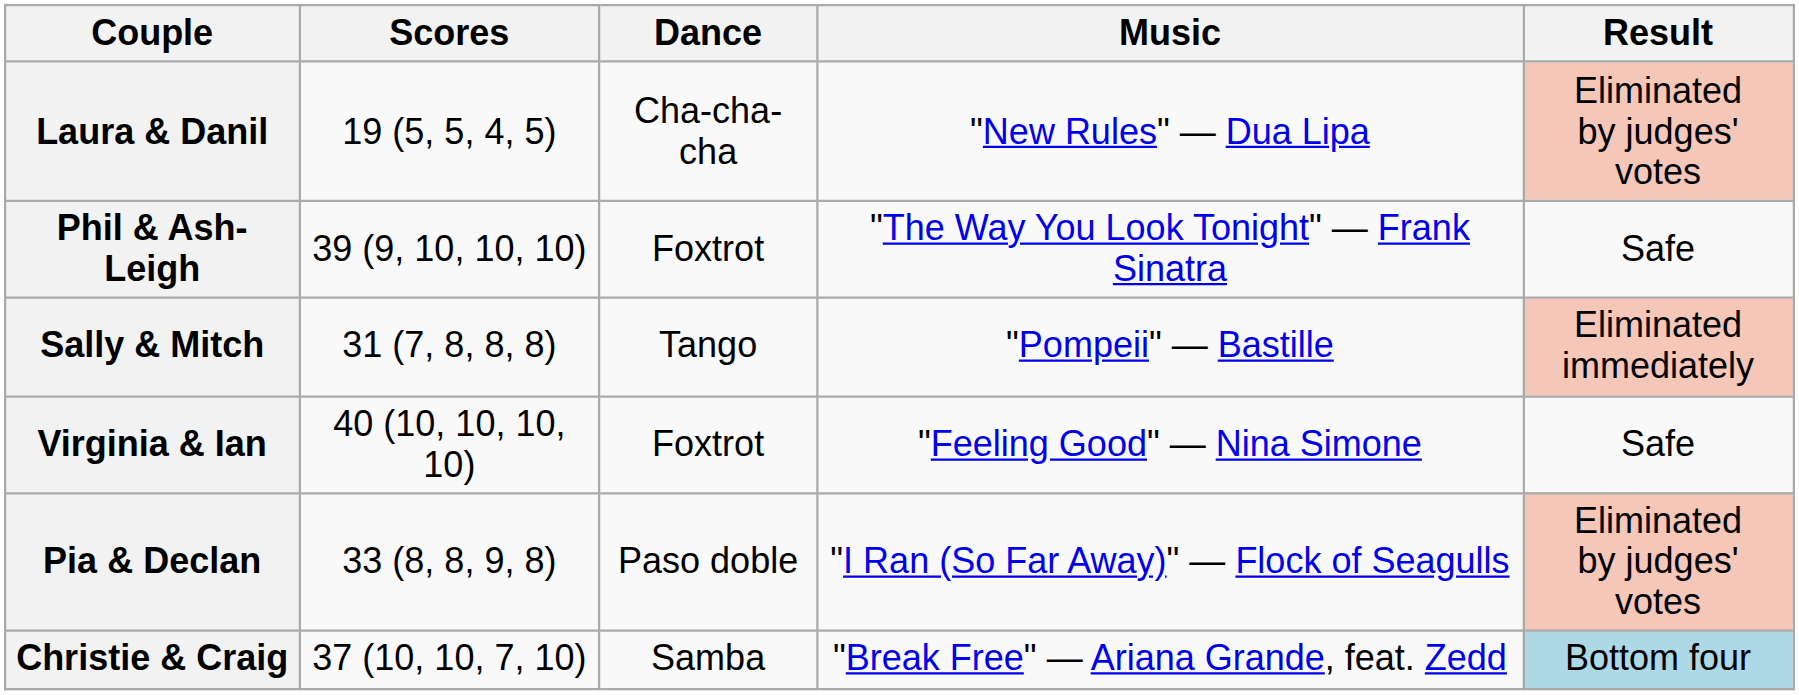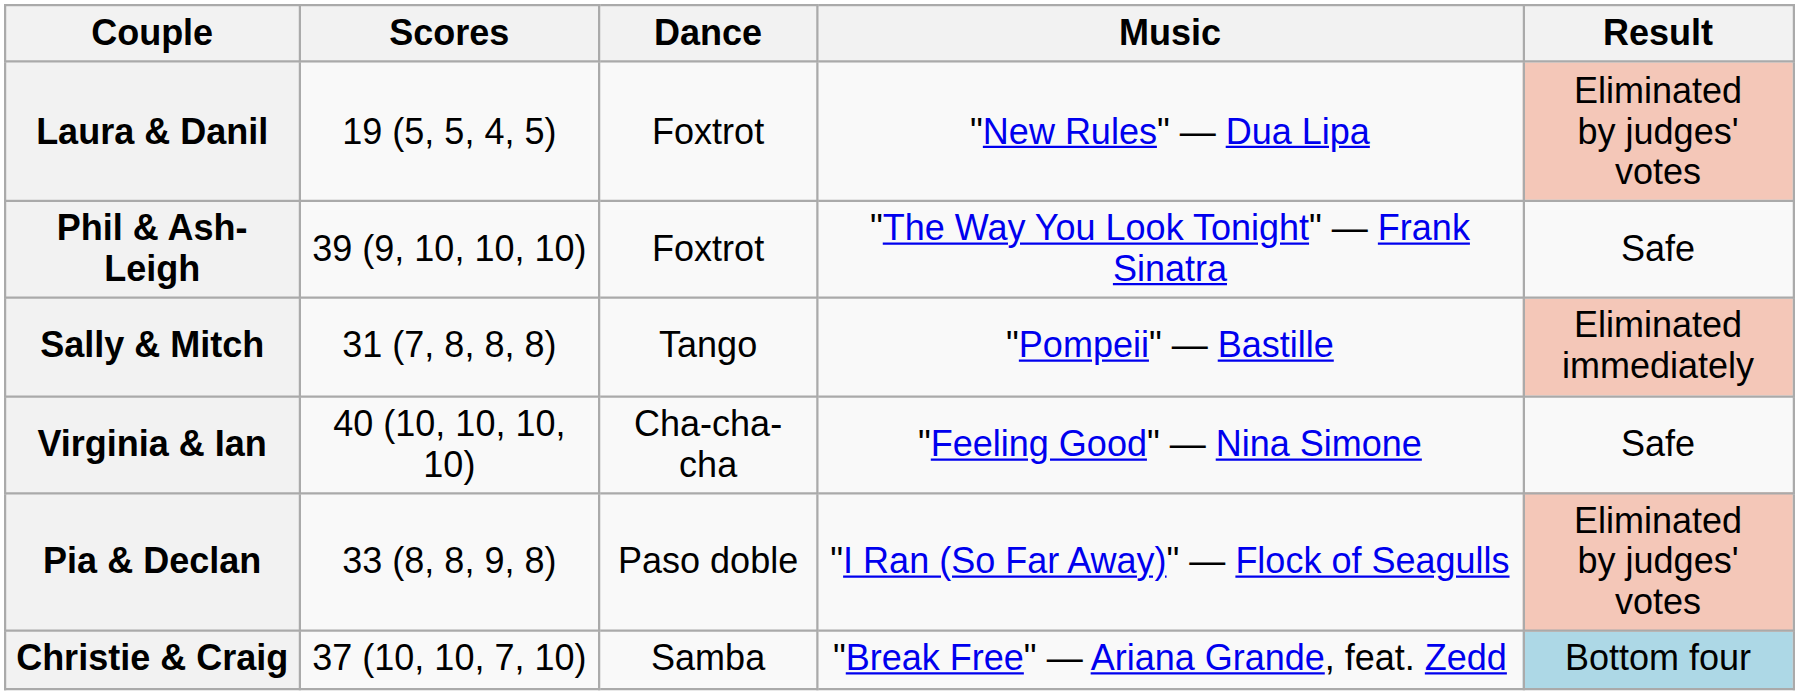(708, 130) Cha-cha-cha -> (708, 130) Foxtrot
(708, 443) Foxtrot -> (708, 443) Cha-cha-cha
